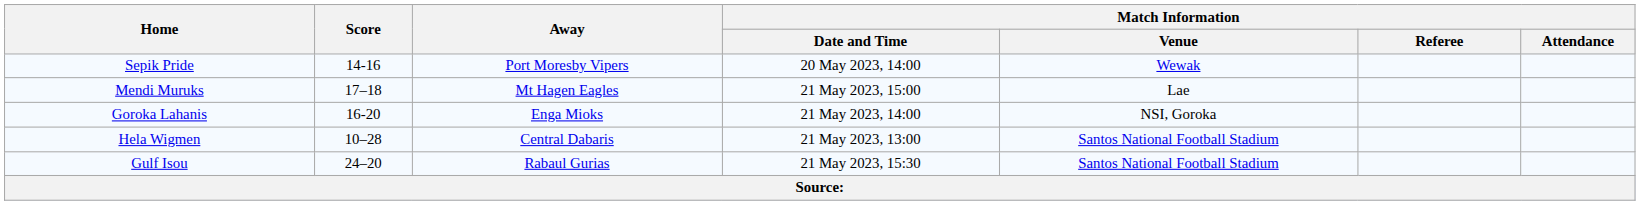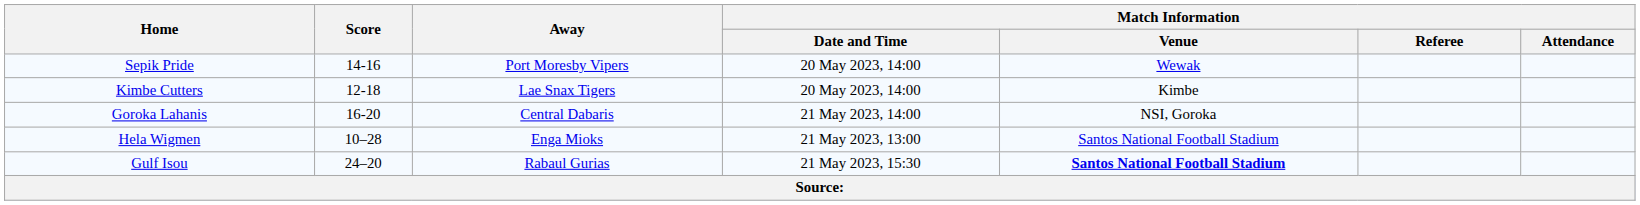+ row: (159, 90)
- row: (159, 90)
(567, 114) Enga Mioks -> (567, 114) Central Dabaris
(567, 139) Central Dabaris -> (567, 139) Enga Mioks
(1178, 163) normal -> (1178, 163) bold
